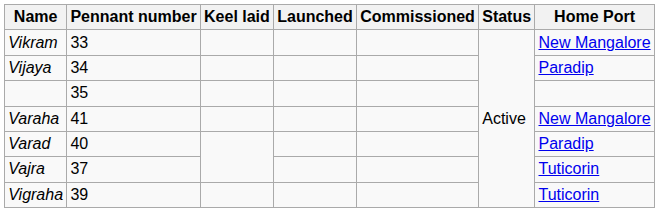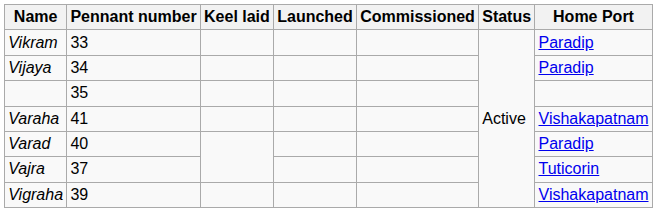(595, 42) New Mangalore -> (566, 42) Paradip
(595, 118) New Mangalore -> (594, 118) Vishakapatnam
(569, 194) Tuticorin -> (594, 194) Vishakapatnam
